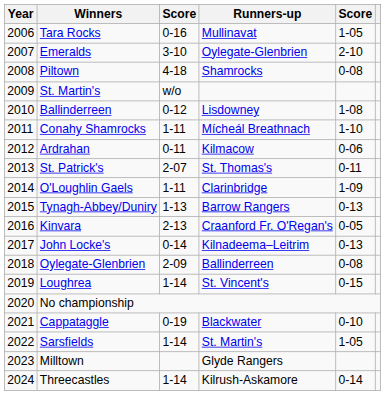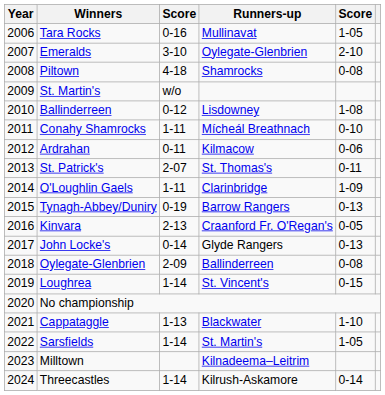(351, 129) 1-10 -> (351, 129) 0-10
(175, 206) 1-13 -> (175, 206) 0-19
(256, 245) Kilnadeema–Leitrim -> (242, 245) Glyde Rangers
(175, 322) 0-19 -> (175, 322) 1-13
(351, 322) 0-10 -> (351, 322) 1-10
(242, 361) Glyde Rangers -> (256, 361) Kilnadeema–Leitrim
